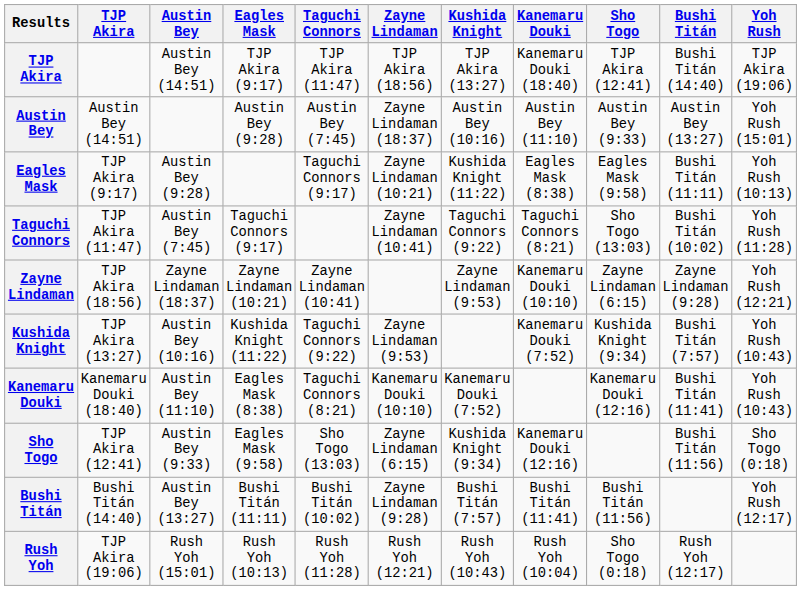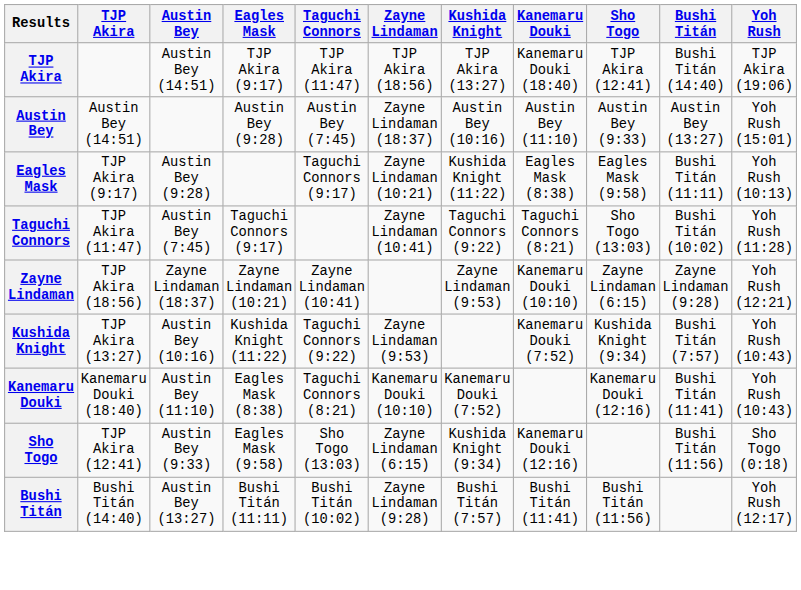- row: (41, 558)
